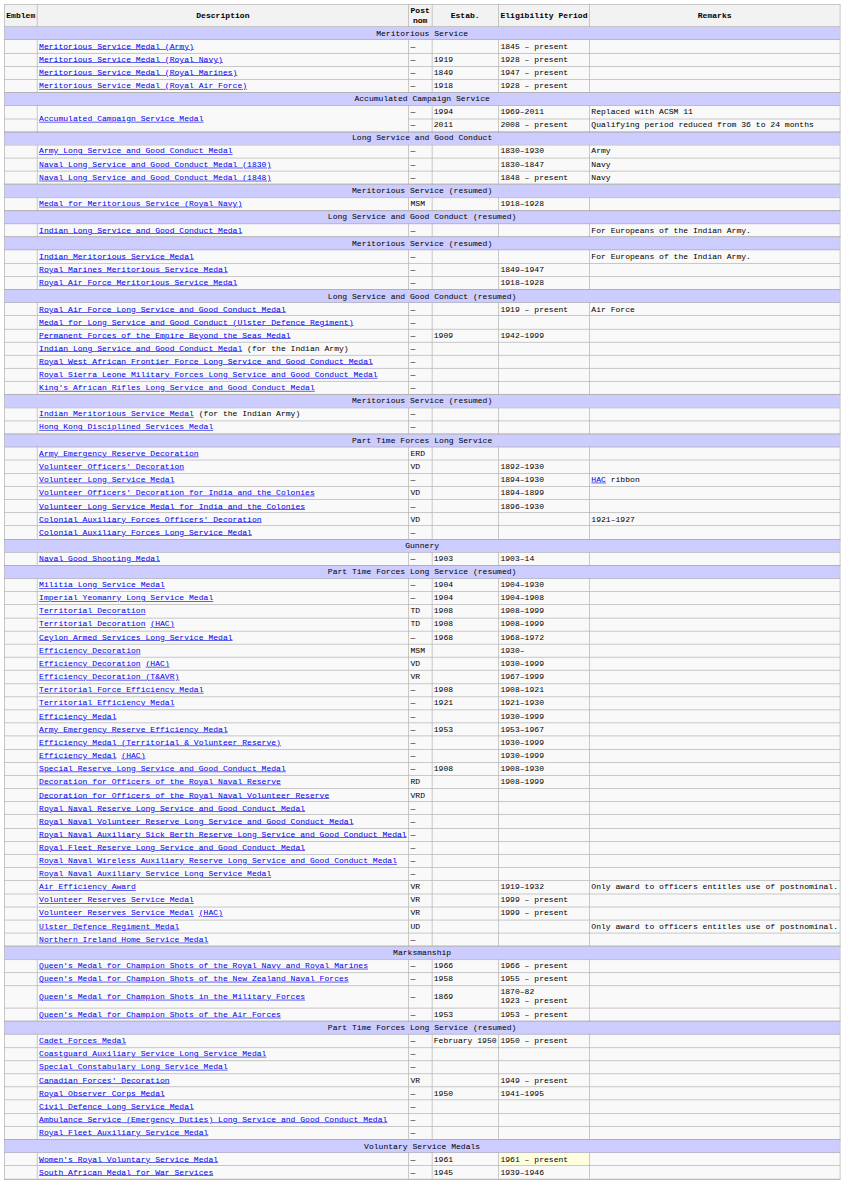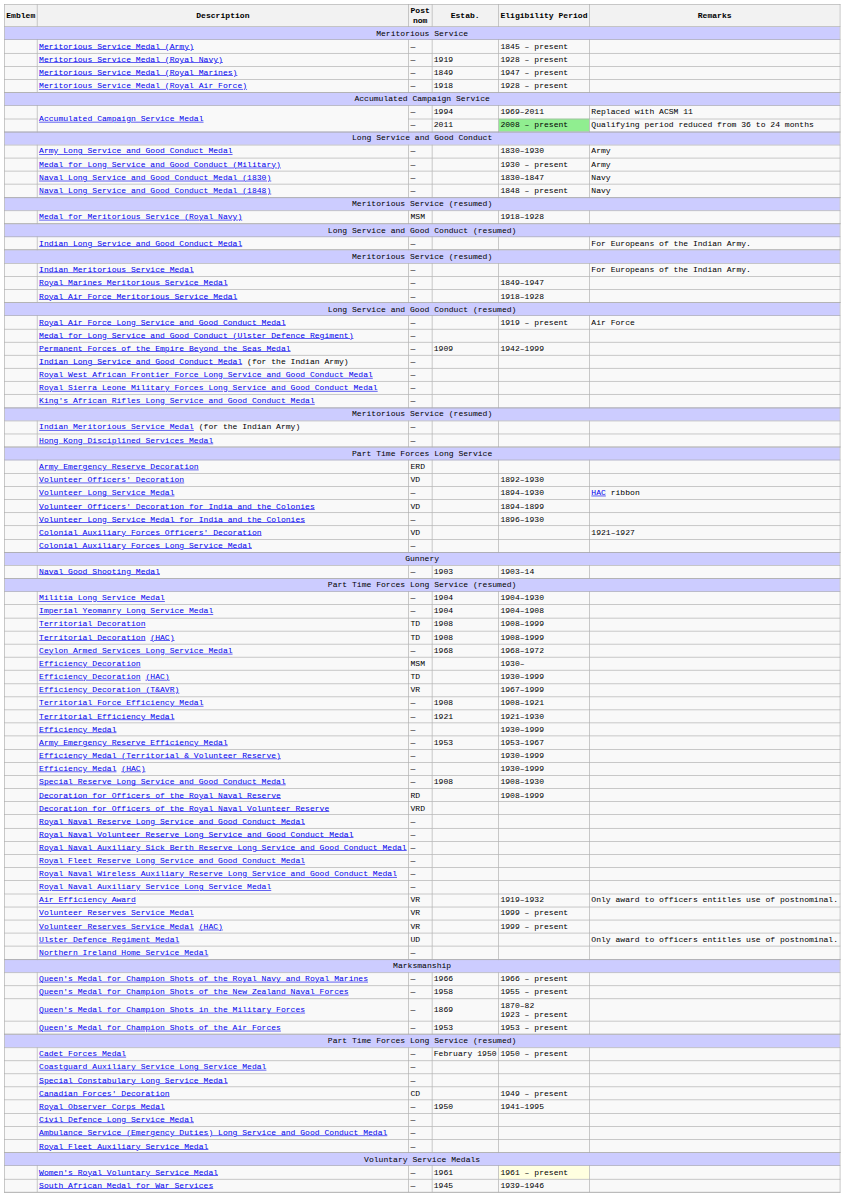(534, 125) no background -> (534, 125) lightgreen background
+ row: (160, 165)
(415, 664) VD -> (415, 677) TD
(415, 1080) VR -> (415, 1094) CD
